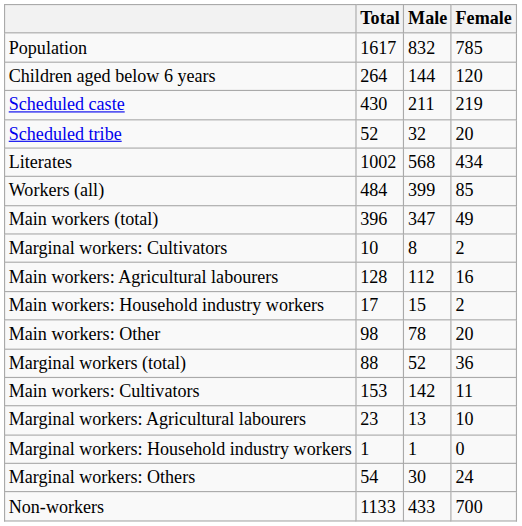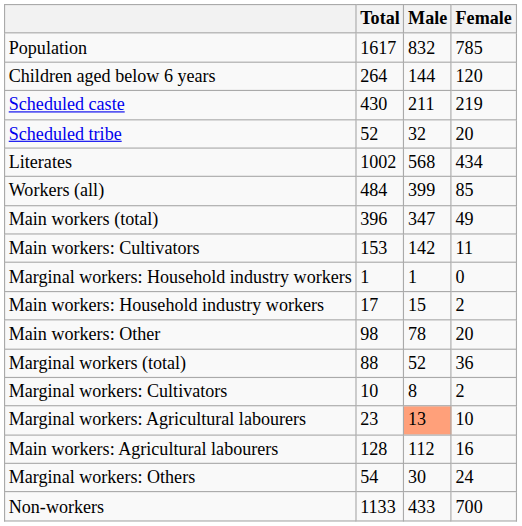rows swapped: (104, 391) <-> (118, 248)
rows swapped: (144, 276) <-> (180, 448)
(417, 420) no background -> (417, 420) lightsalmon background
